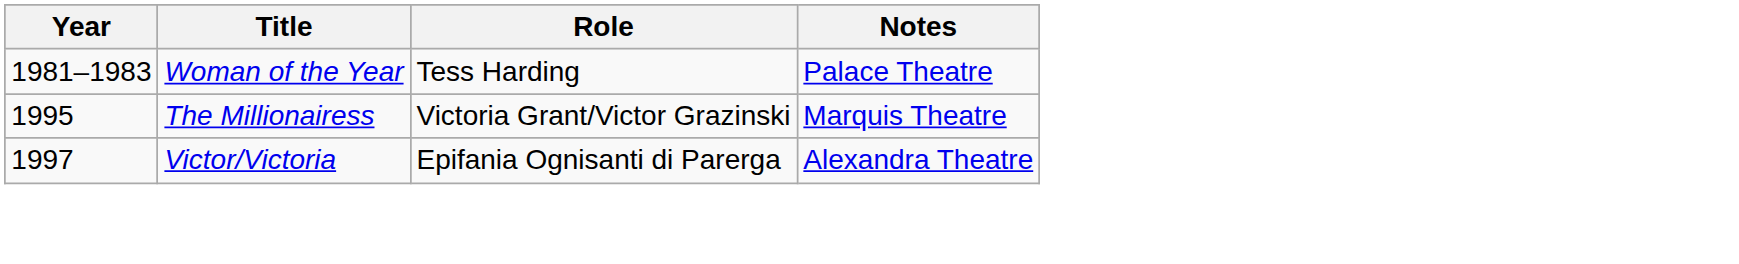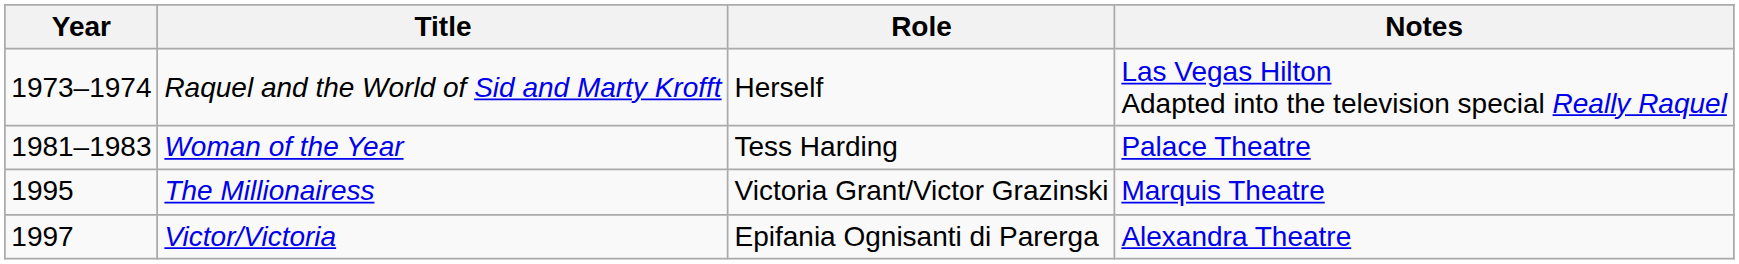+ row: (443, 86)
